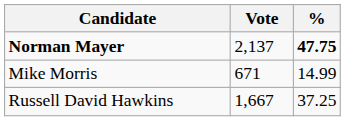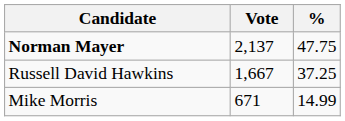(317, 45) bold -> (317, 45) normal
rows swapped: (91, 101) <-> (53, 73)
